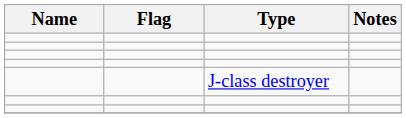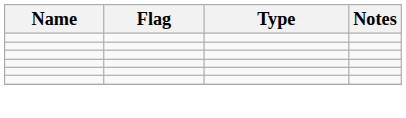- row: (54, 82)
